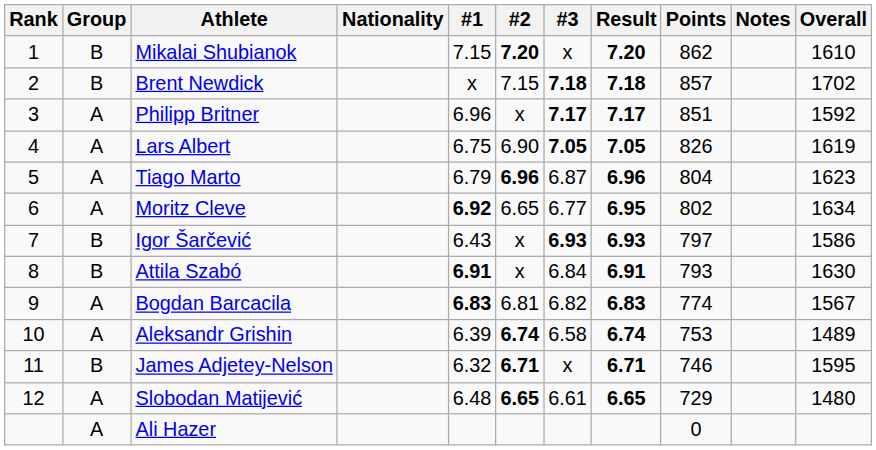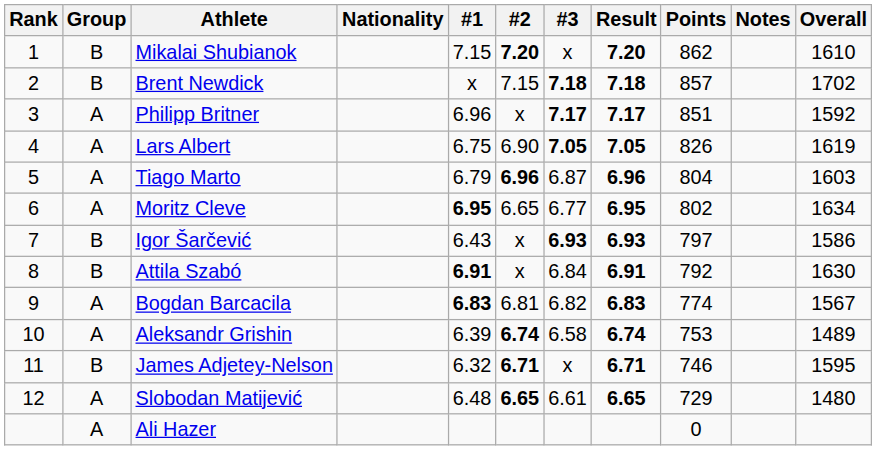(833, 177) 1623 -> (833, 177) 1603
(472, 209) 6.92 -> (472, 209) 6.95
(696, 271) 793 -> (696, 271) 792
